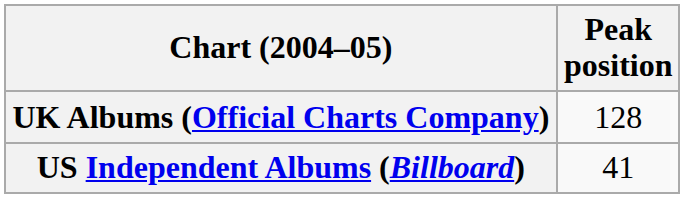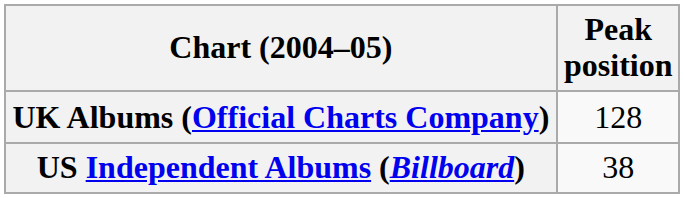(618, 167) 41 -> (618, 167) 38
